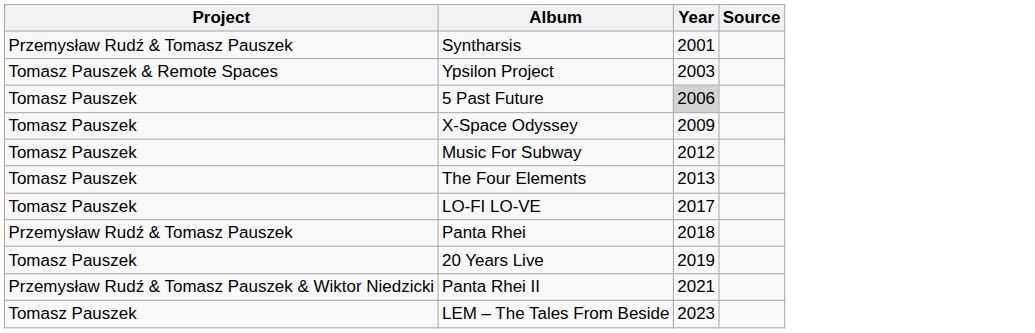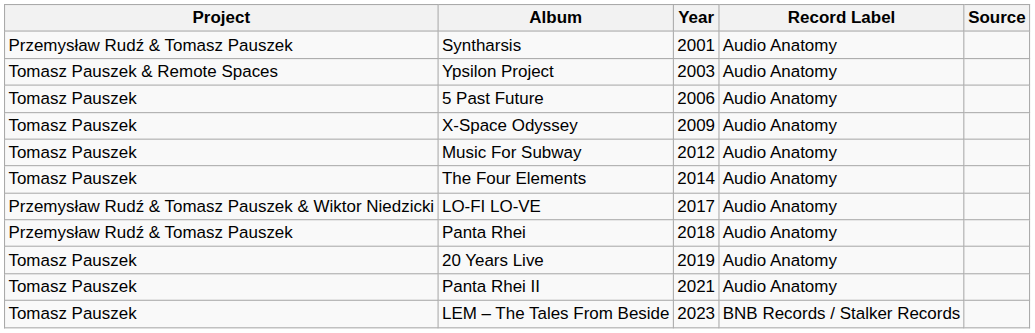+ column: (842, 17)
(696, 98) lightgrey background -> (696, 98) no background
(696, 179) 2013 -> (696, 179) 2014
(73, 206) Tomasz Pauszek -> (221, 206) Przemysław Rudź & Tomasz Pauszek & Wiktor Niedzicki
(221, 286) Przemysław Rudź & Tomasz Pauszek & Wiktor Niedzicki -> (73, 286) Tomasz Pauszek
